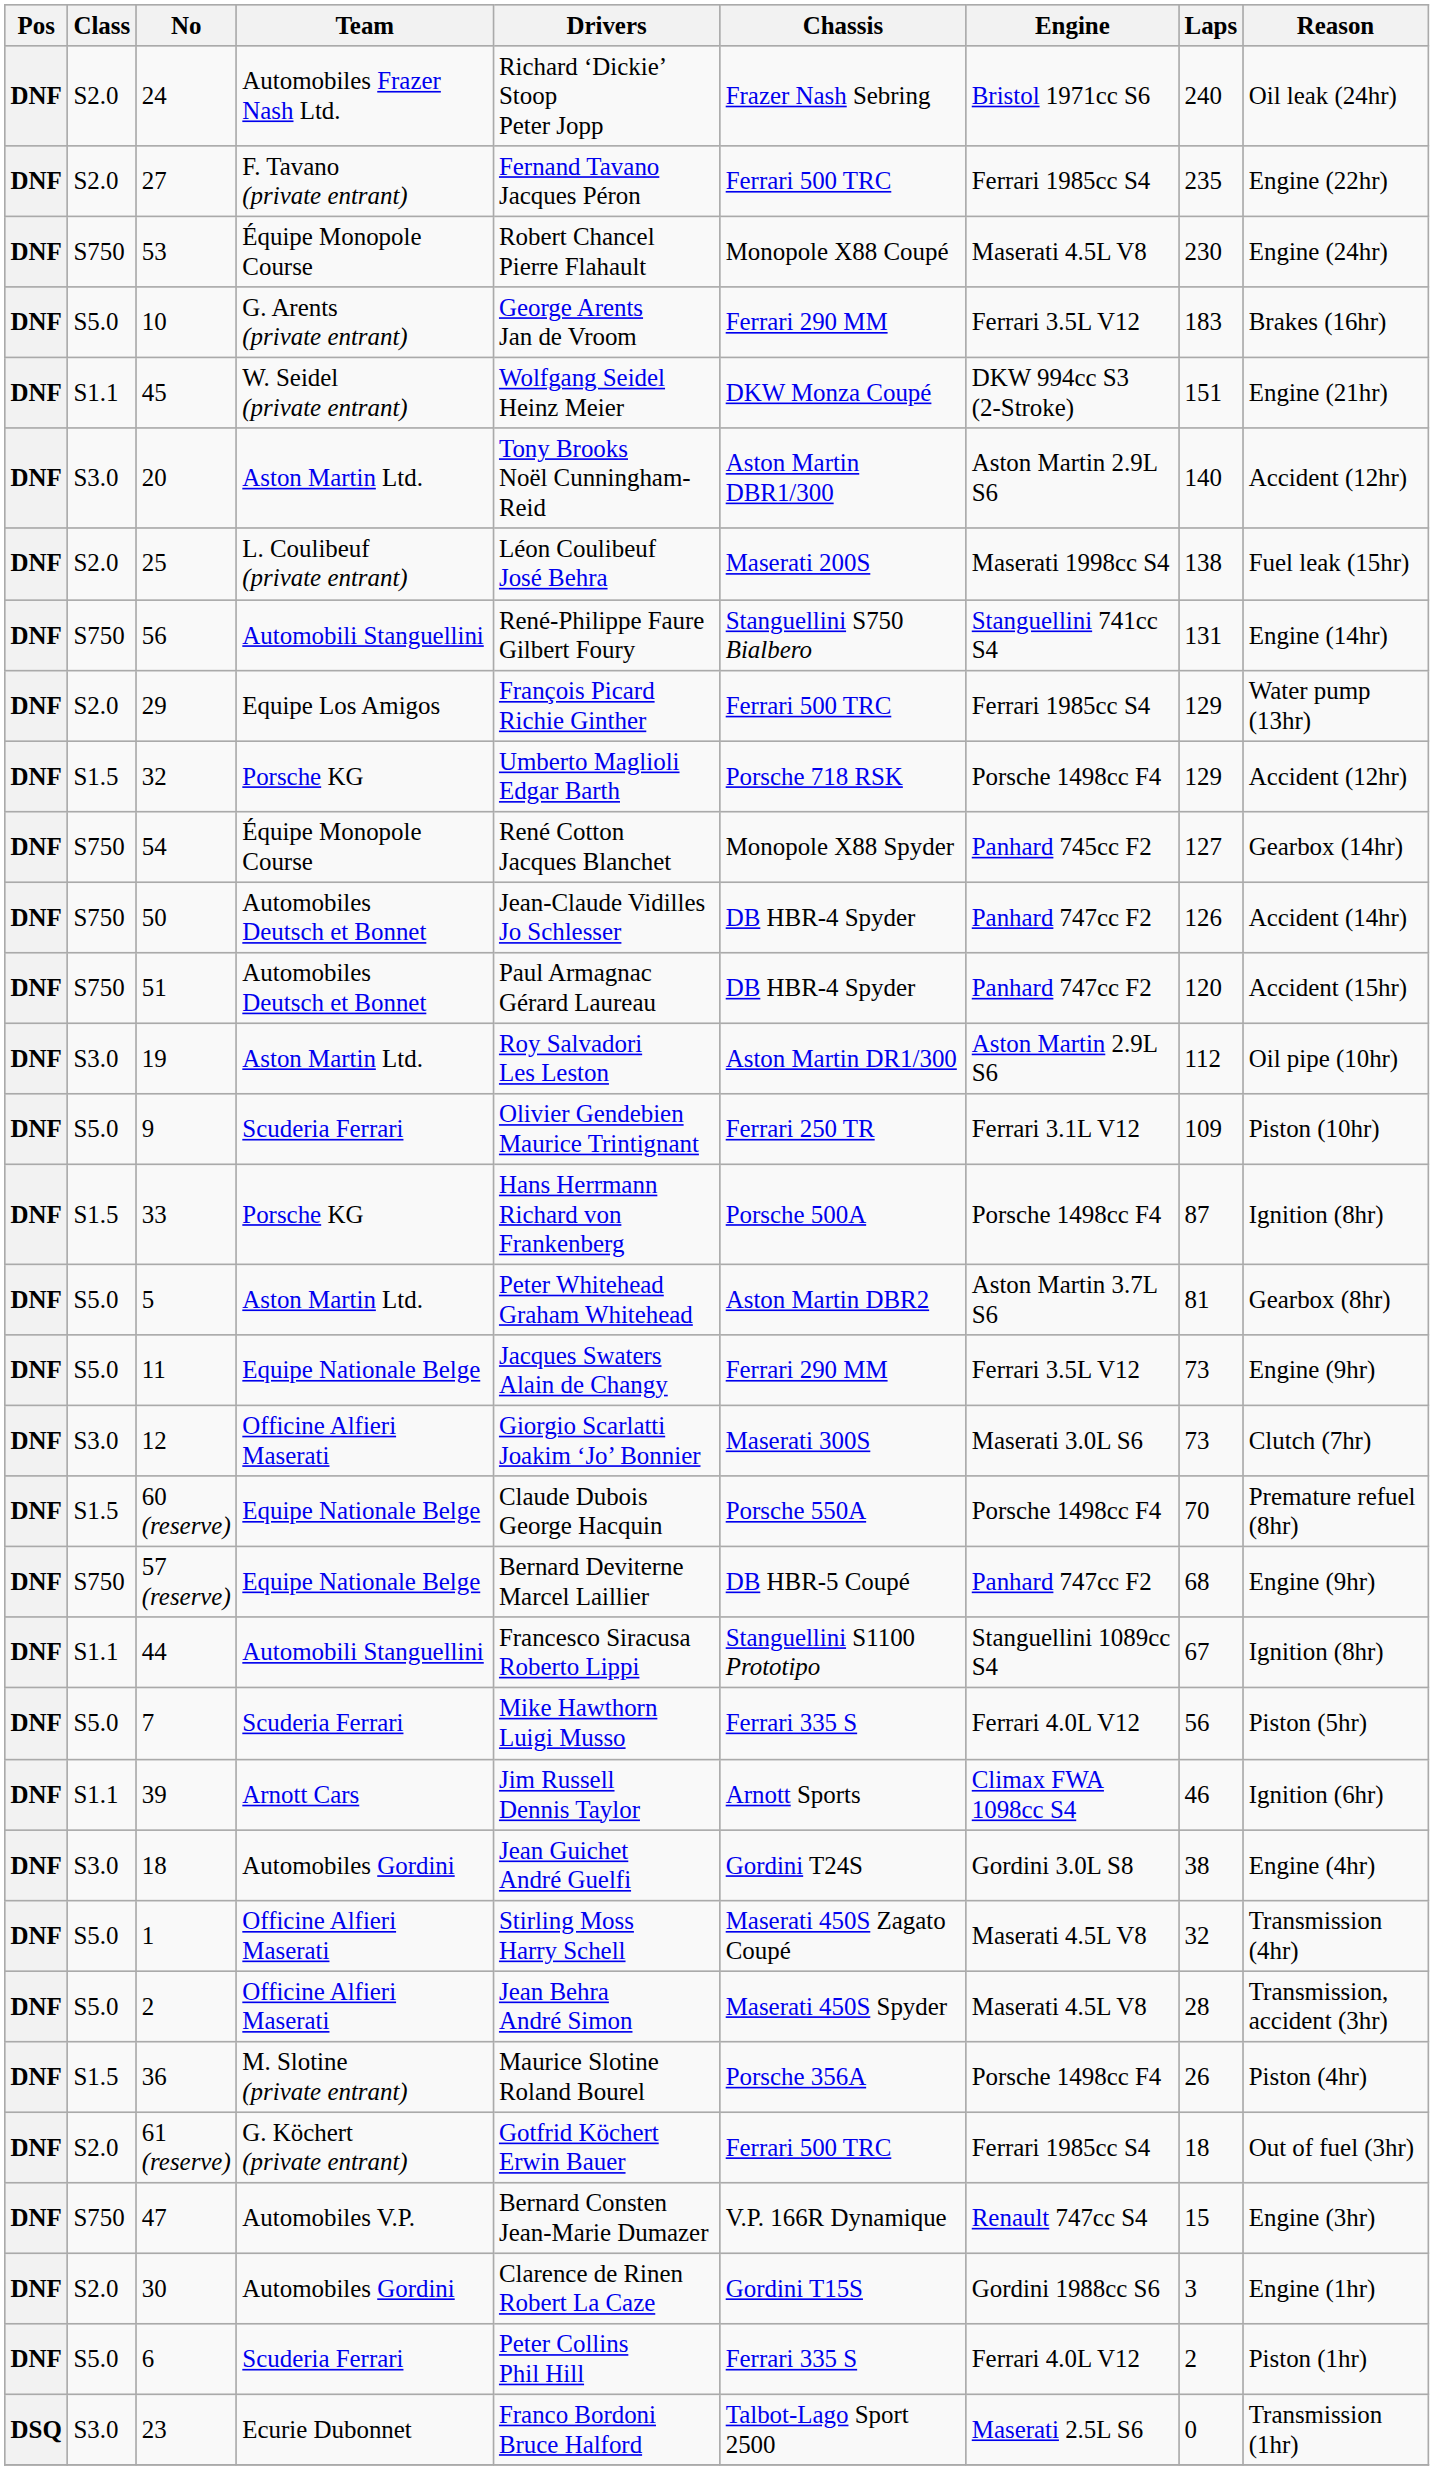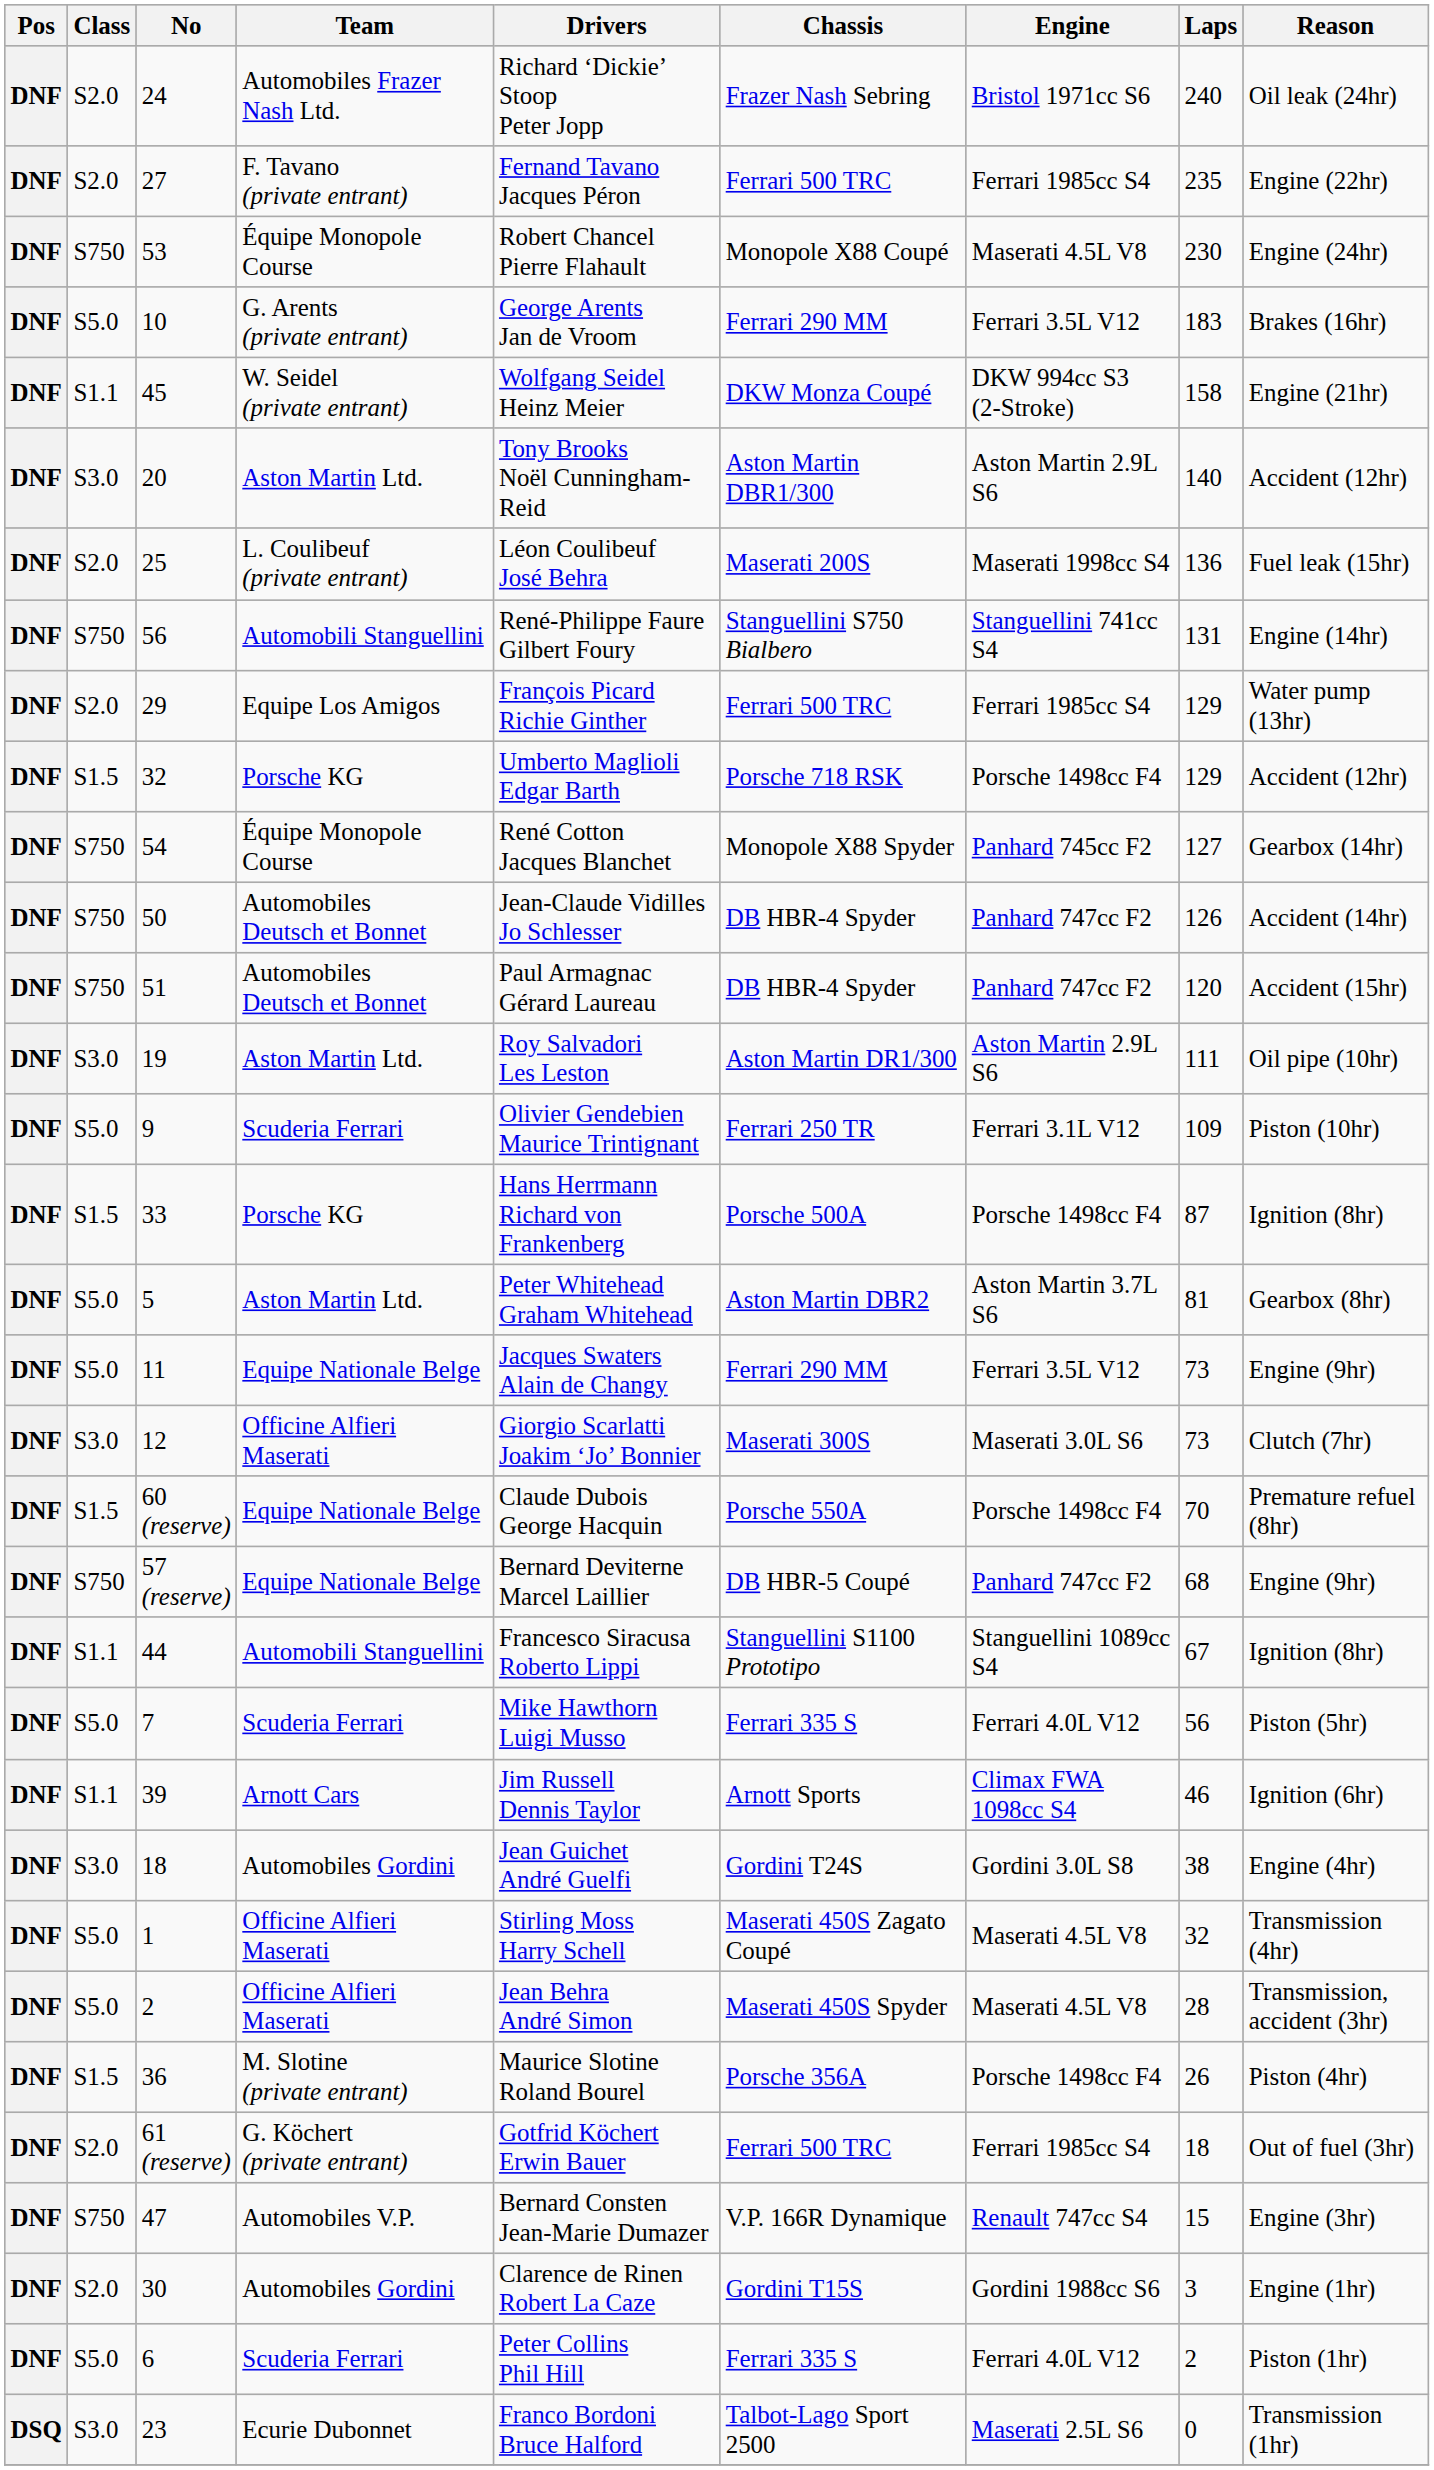(1203, 393) 151 -> (1203, 393) 158
(1203, 563) 138 -> (1203, 563) 136
(1203, 1058) 112 -> (1202, 1058) 111
